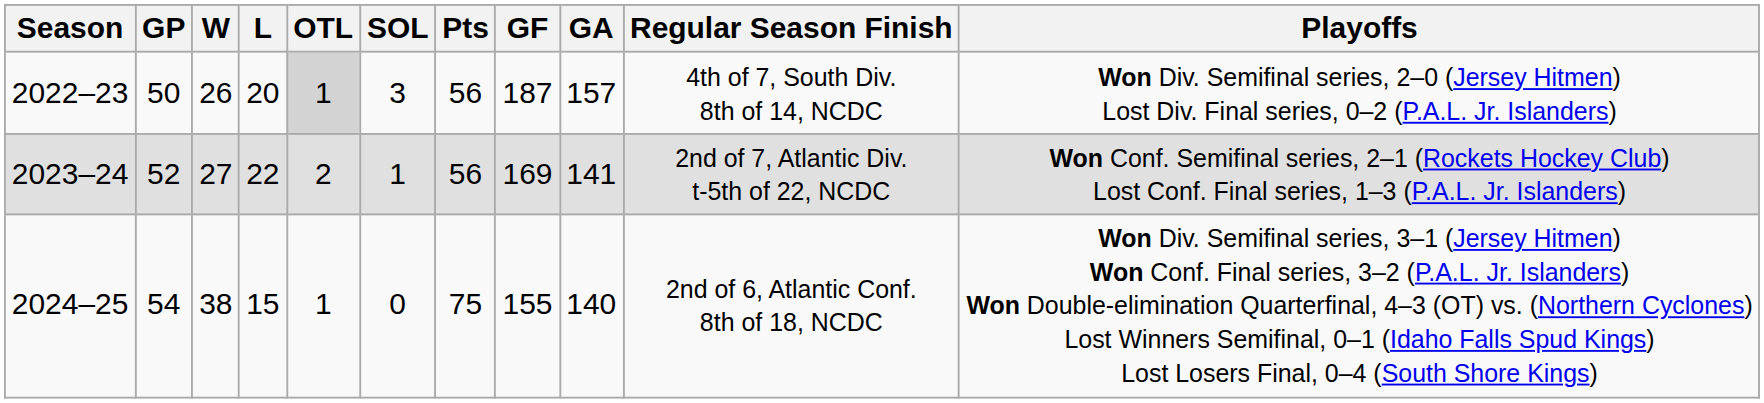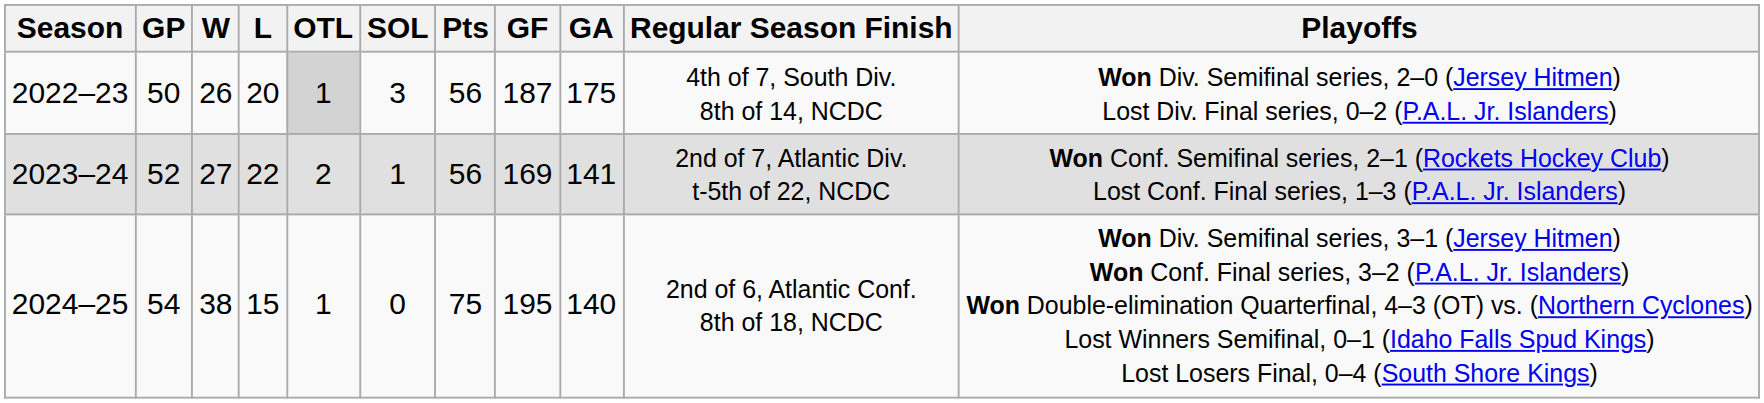(591, 92) 157 -> (591, 92) 175
(528, 305) 155 -> (528, 305) 195
